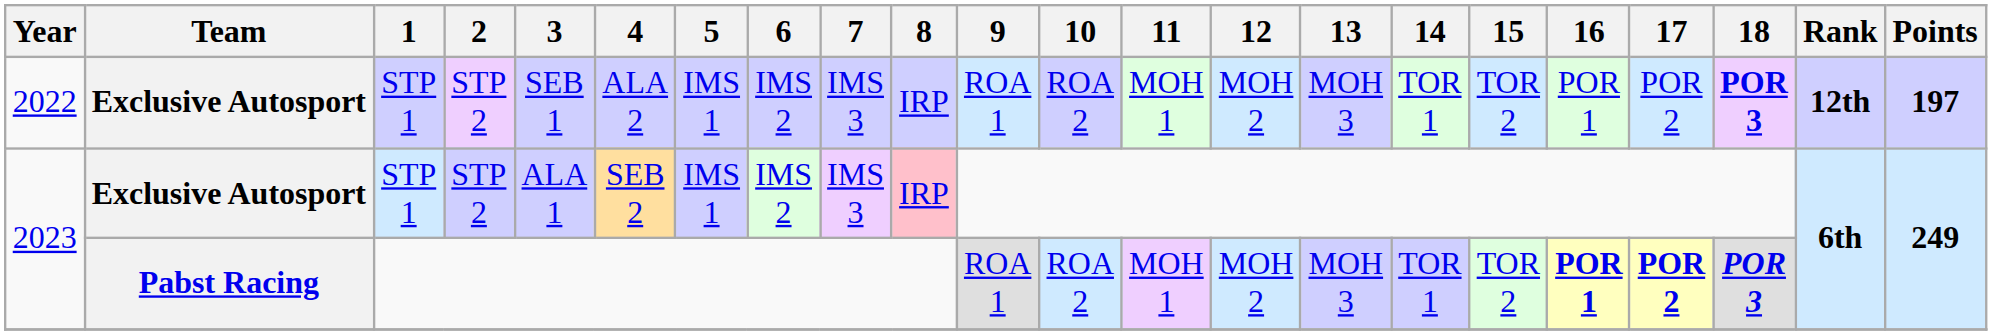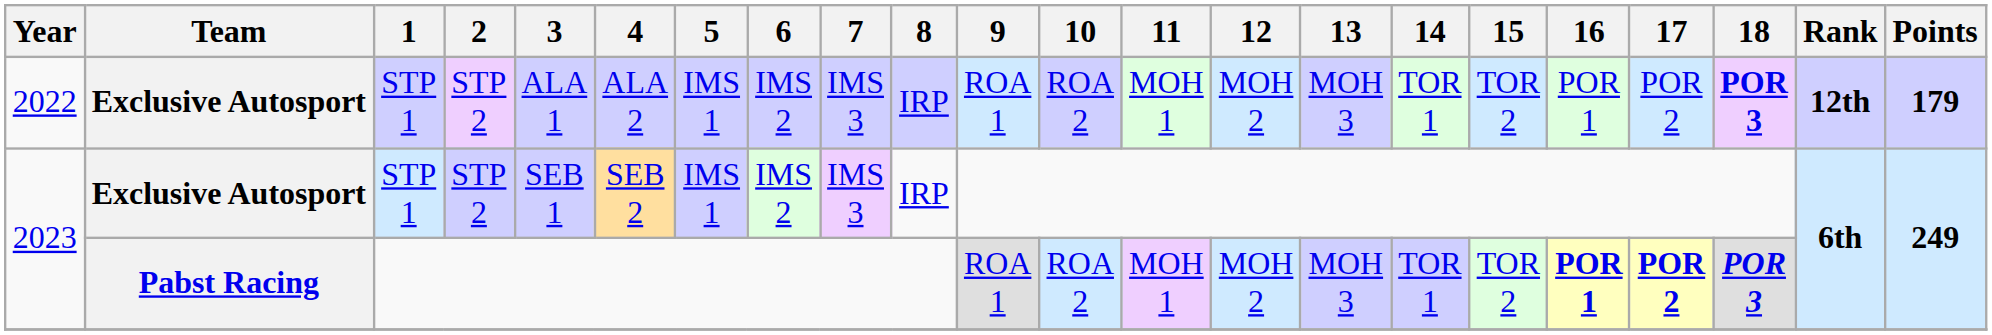(554, 101) SEB 1 -> (554, 101) ALA 1
(1935, 101) 197 -> (1935, 101) 179
(554, 192) ALA 1 -> (554, 192) SEB 1
(924, 192) pink background -> (924, 192) no background
